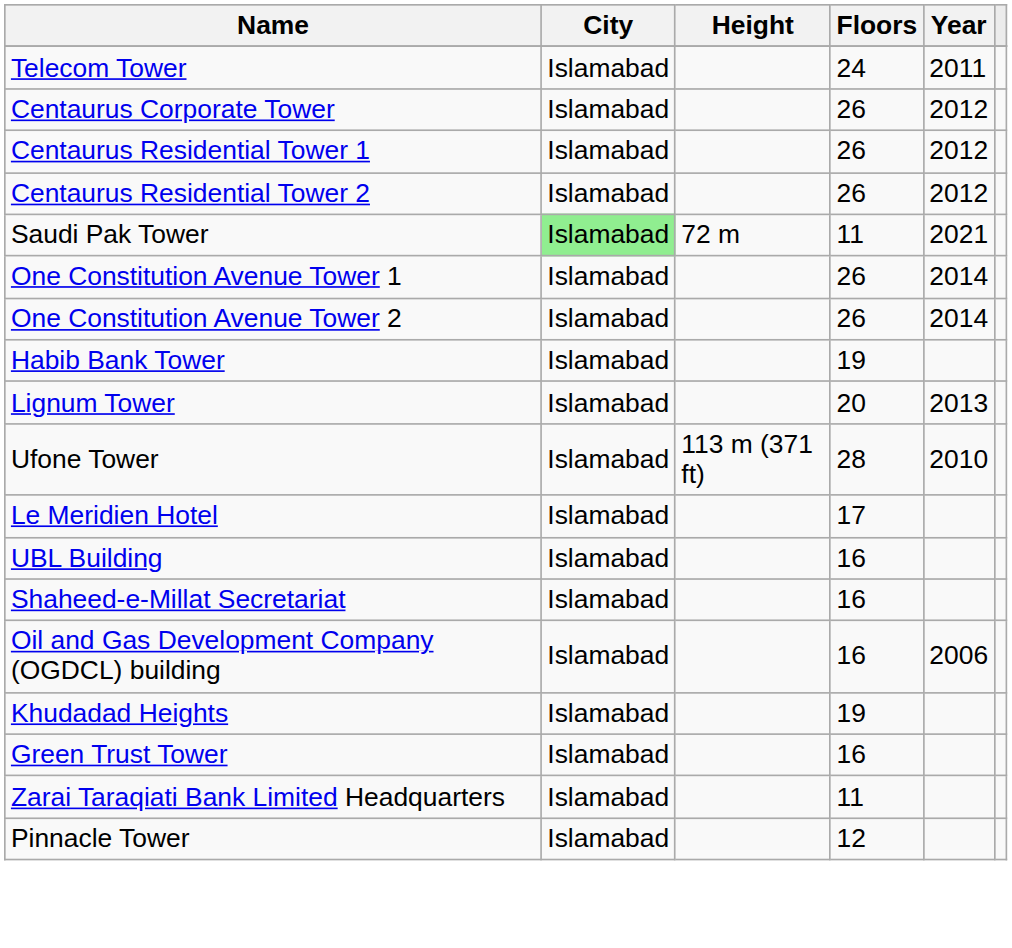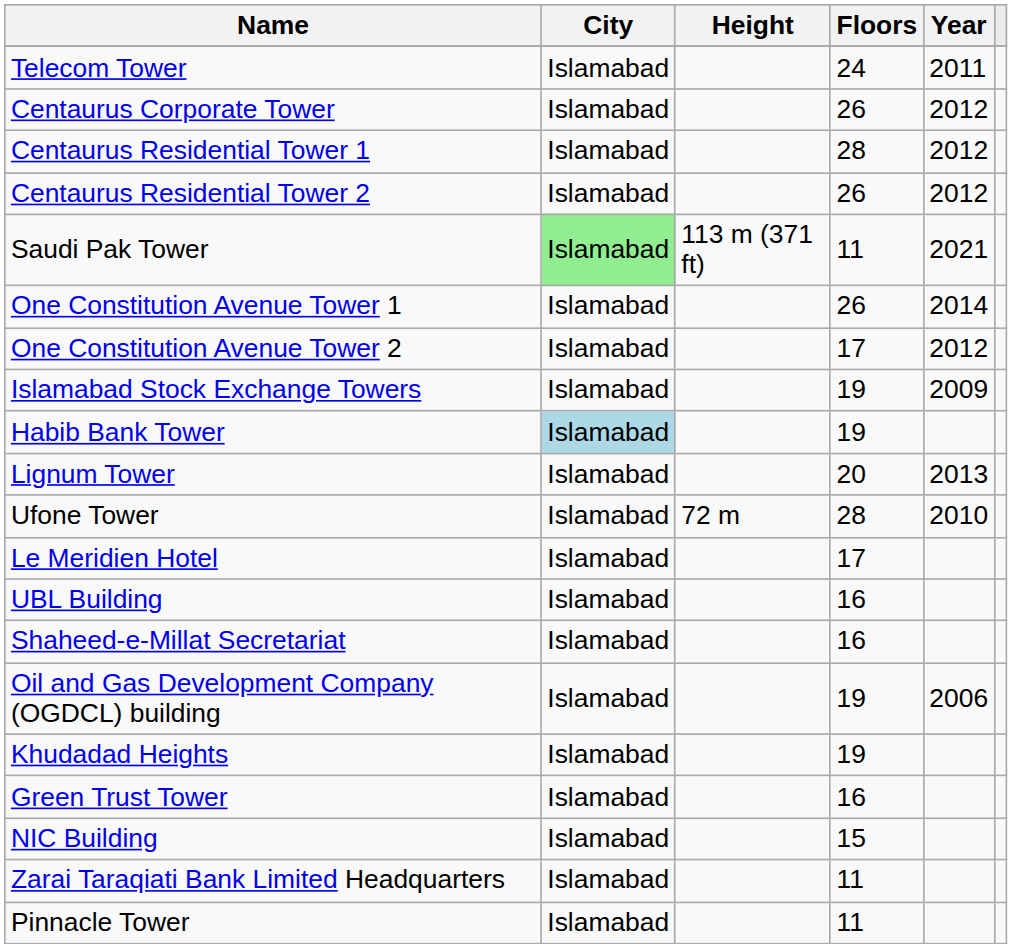(851, 151) 26 -> (851, 151) 28
(711, 234) 72 m -> (747, 249) 113 m (371 ft)
(851, 318) 26 -> (851, 348) 17
(959, 318) 2014 -> (959, 348) 2012
+ row: (216, 390)
(608, 360) no background -> (608, 431) lightblue background
(747, 458) 113 m (371 ft) -> (711, 515) 72 m
(851, 656) 16 -> (851, 698) 19
+ row: (84, 838)
(851, 838) 12 -> (850, 922) 11
